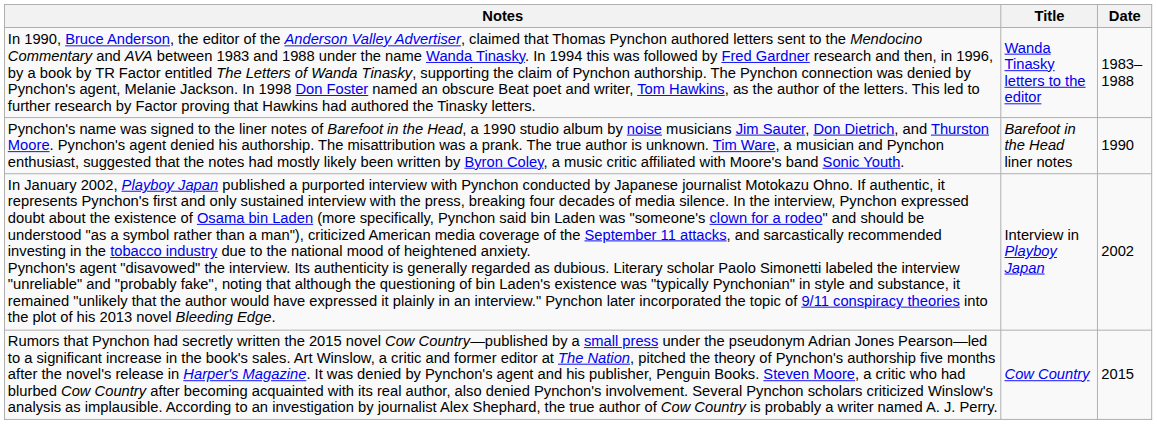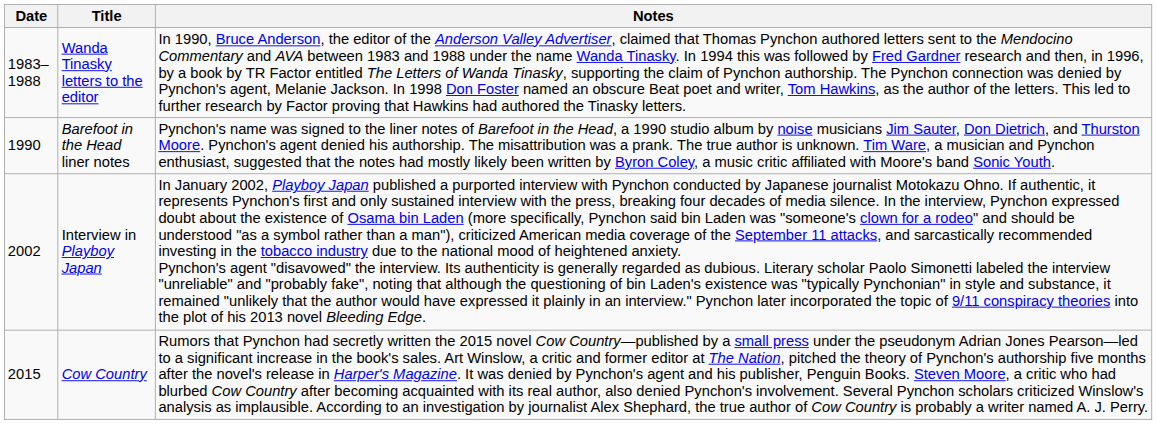columns swapped: (1125, 16) <-> (503, 16)
